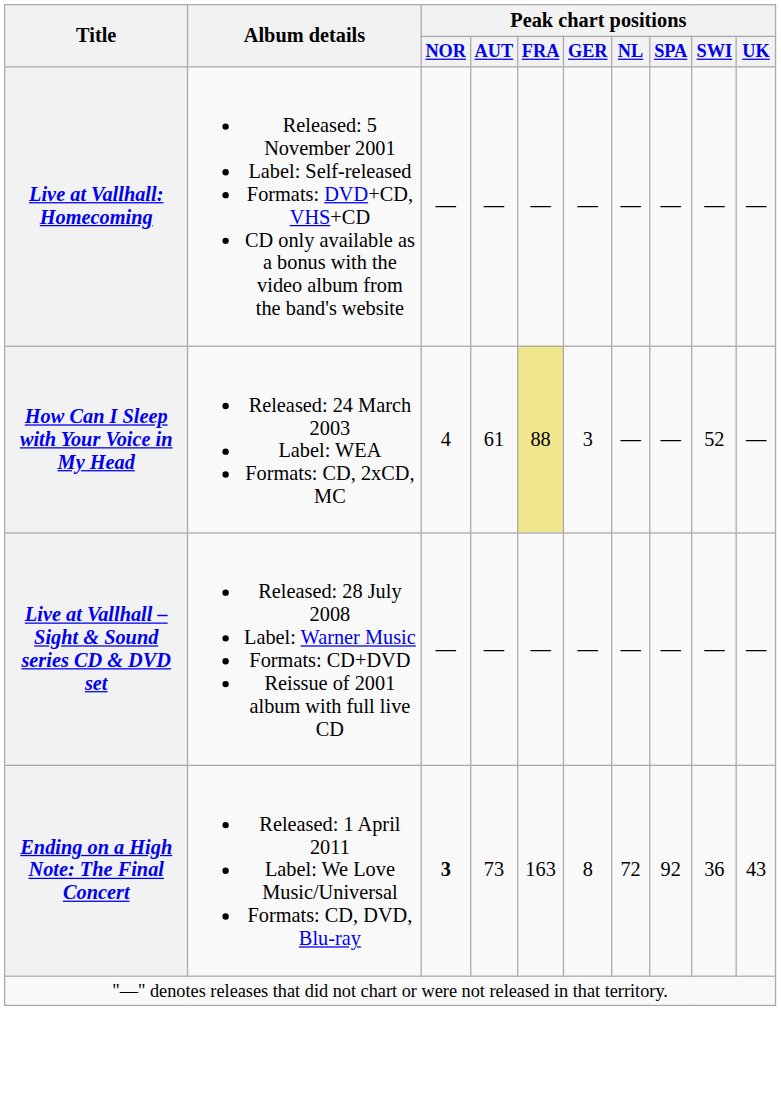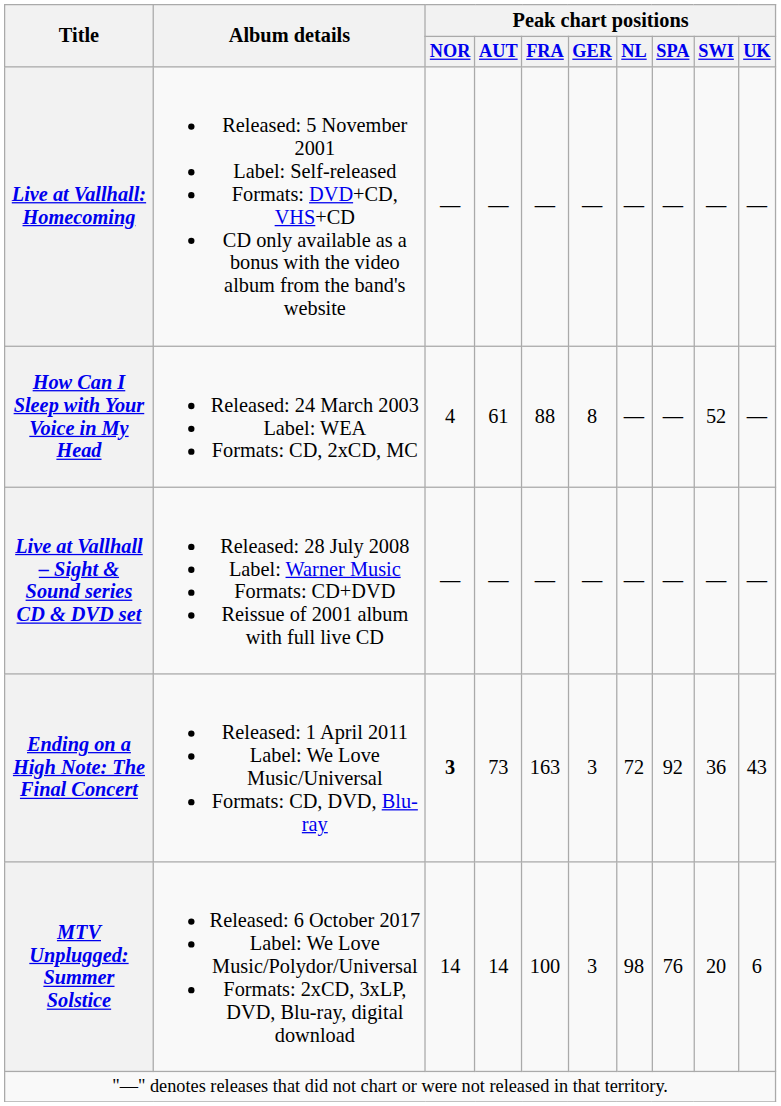(541, 439) khaki background -> (545, 416) no background
(588, 439) 3 -> (592, 416) 8
(588, 870) 8 -> (592, 767) 3
+ row: (79, 966)
